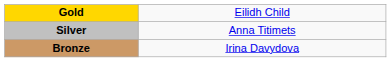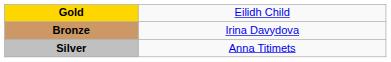rows swapped: (71, 30) <-> (71, 48)
